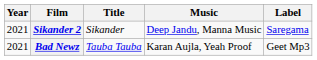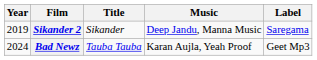(18, 30) 2021 -> (18, 30) 2019
(18, 47) 2021 -> (18, 47) 2024
